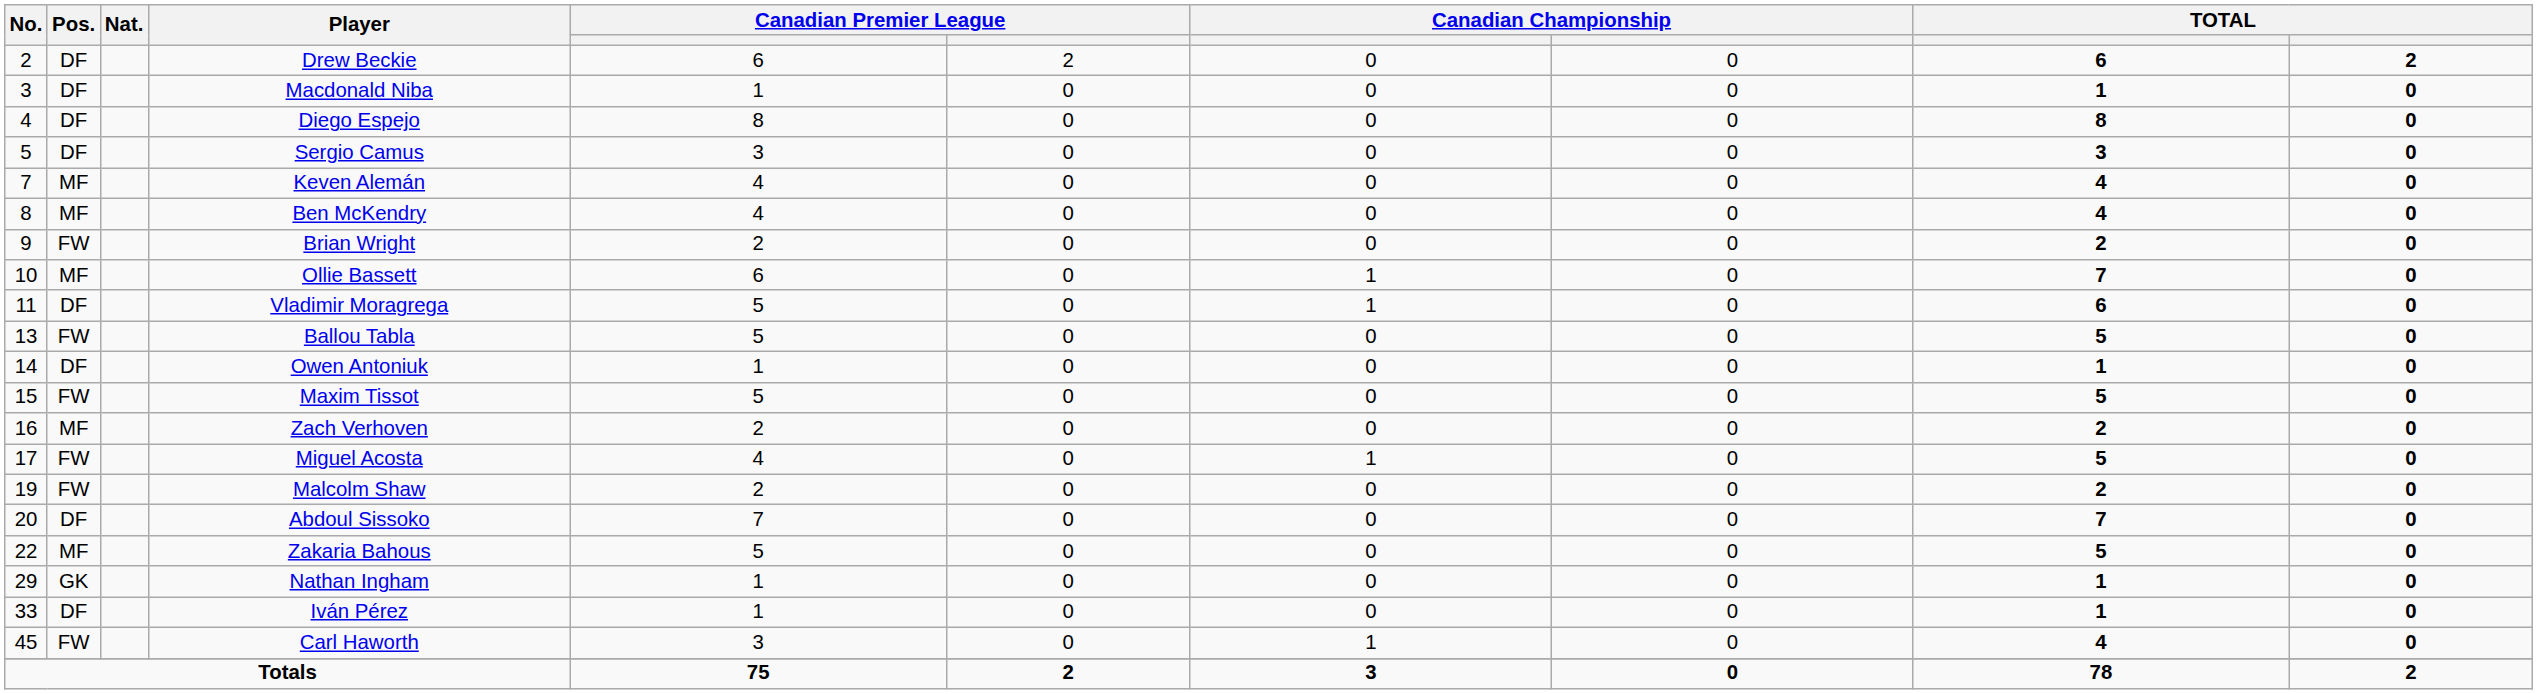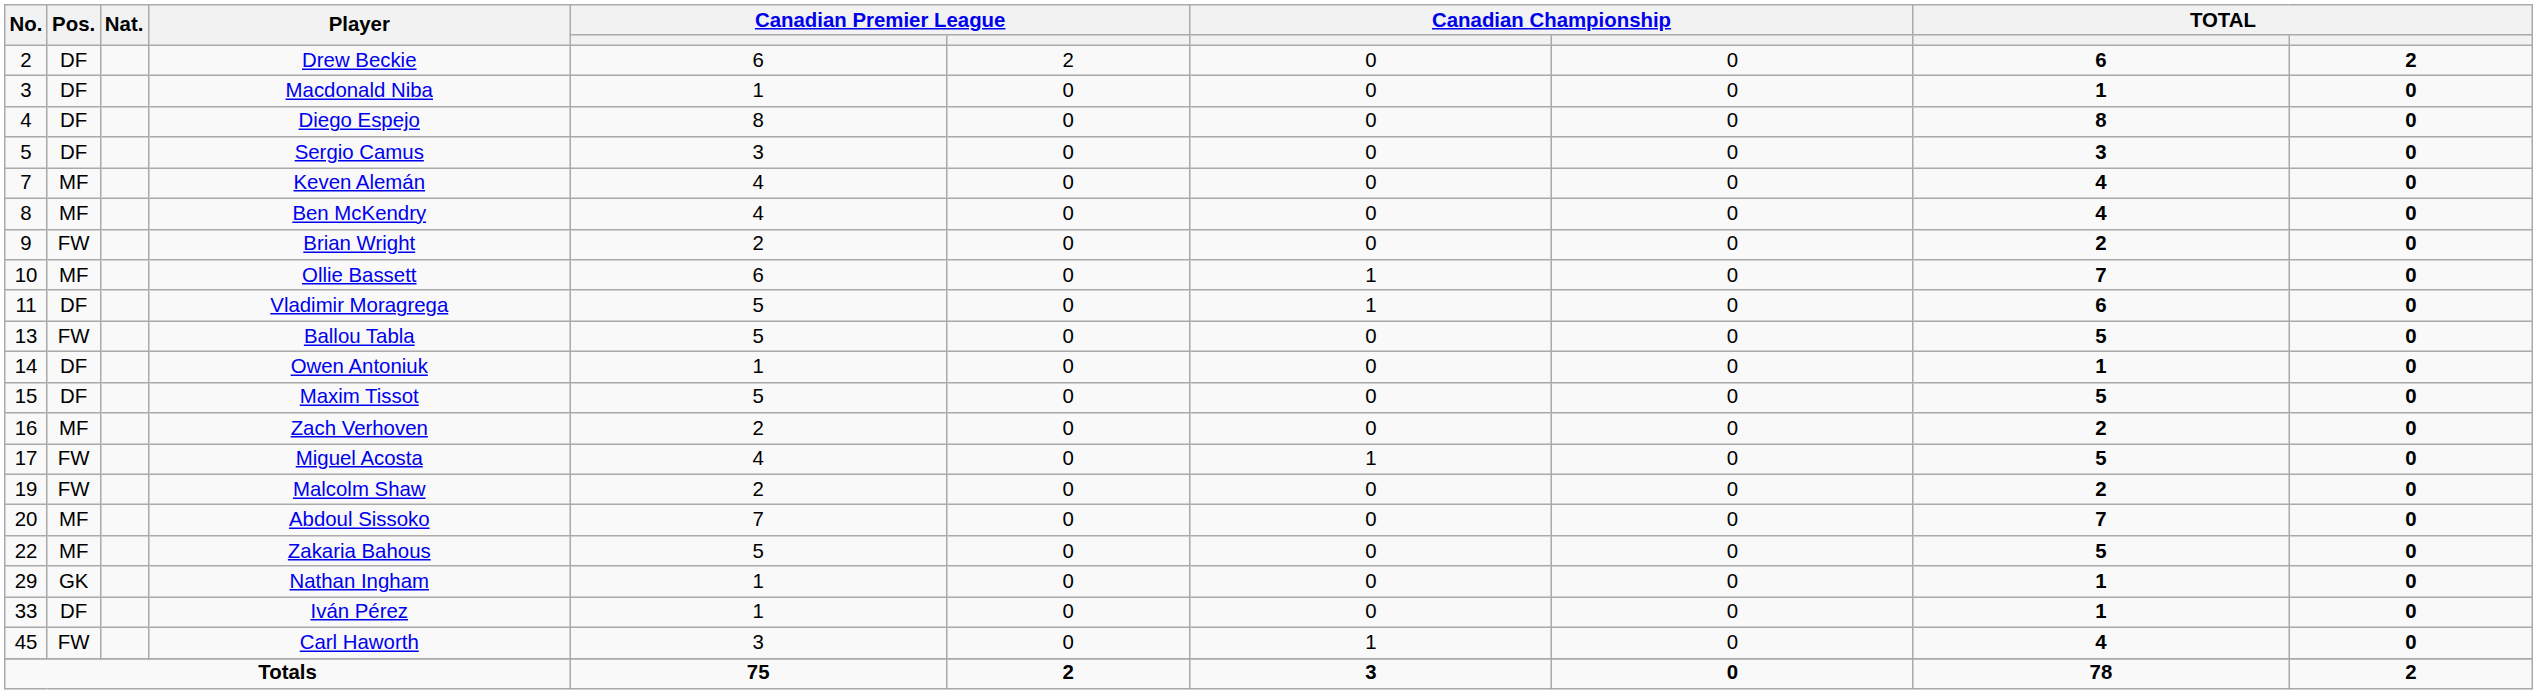(74, 396) FW -> (74, 396) DF
(74, 519) DF -> (74, 519) MF
